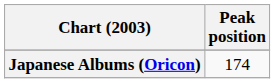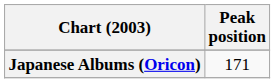(237, 63) 174 -> (237, 63) 171
